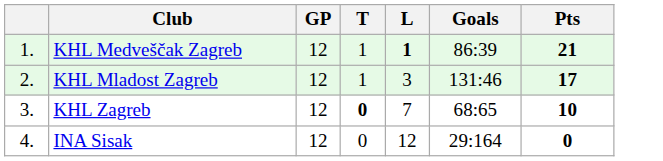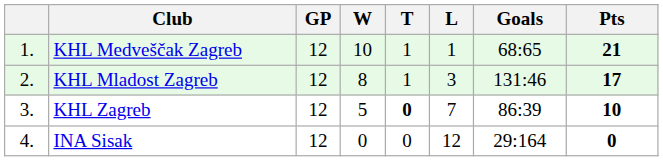+ column: (363, 19)
(407, 49) bold -> (452, 49) normal
(475, 49) 86:39 -> (520, 49) 68:65
(475, 110) 68:65 -> (520, 110) 86:39
